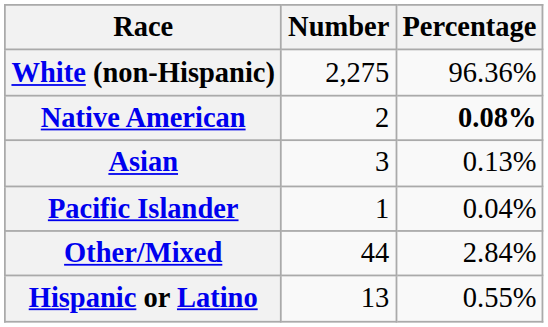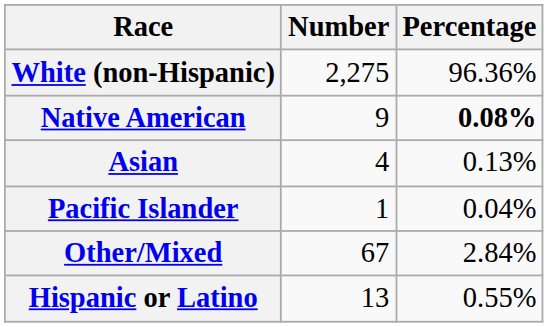(382, 117) 2 -> (382, 117) 9
(382, 162) 3 -> (382, 162) 4
(375, 252) 44 -> (375, 252) 67
